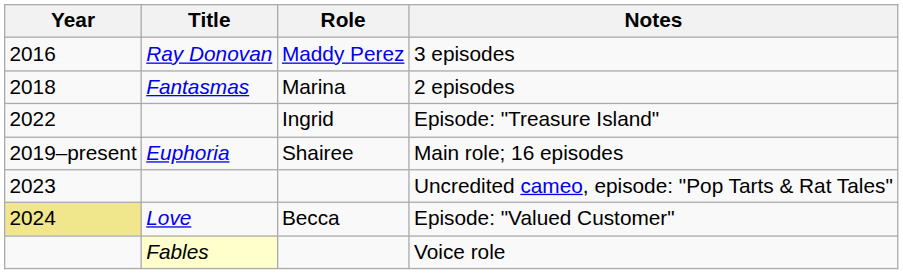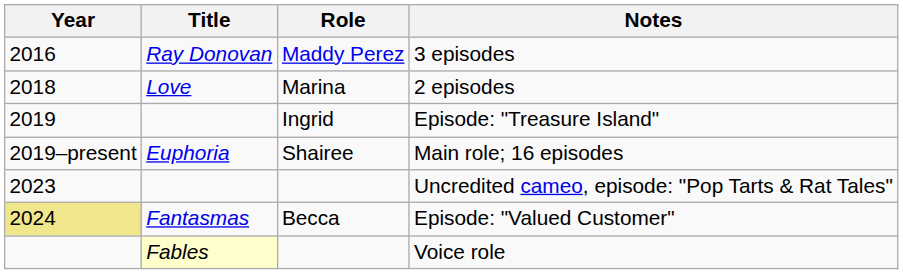(198, 86) Fantasmas -> (169, 86) Love
(33, 119) 2022 -> (33, 119) 2019
(169, 218) Love -> (198, 218) Fantasmas
